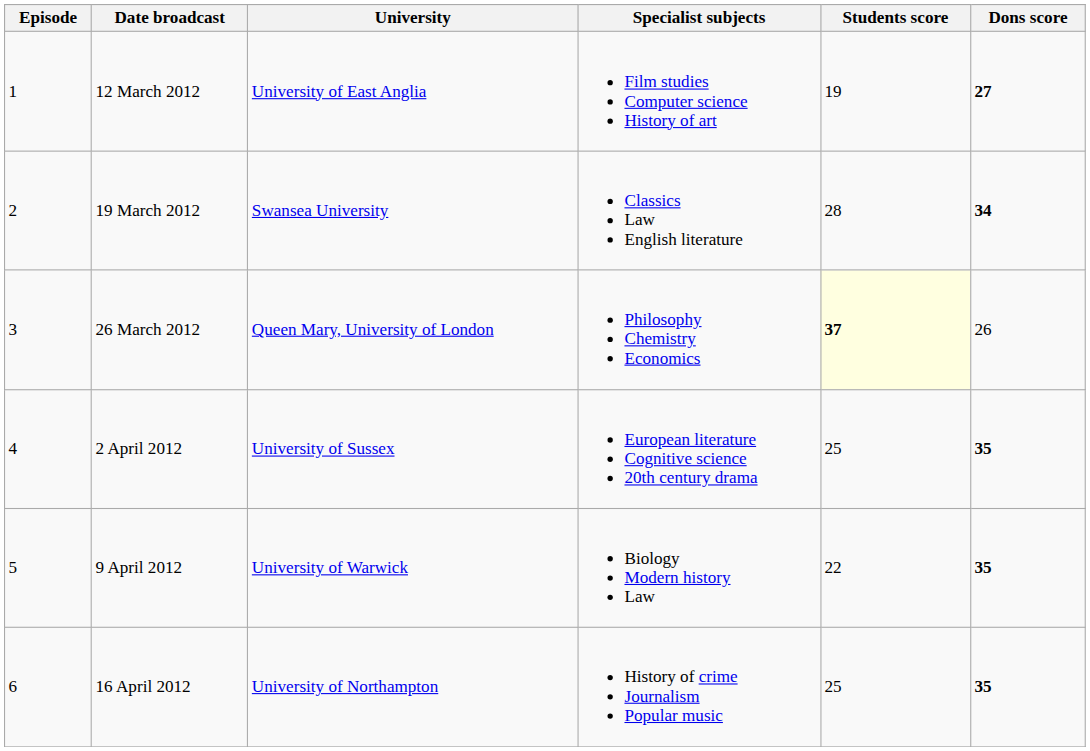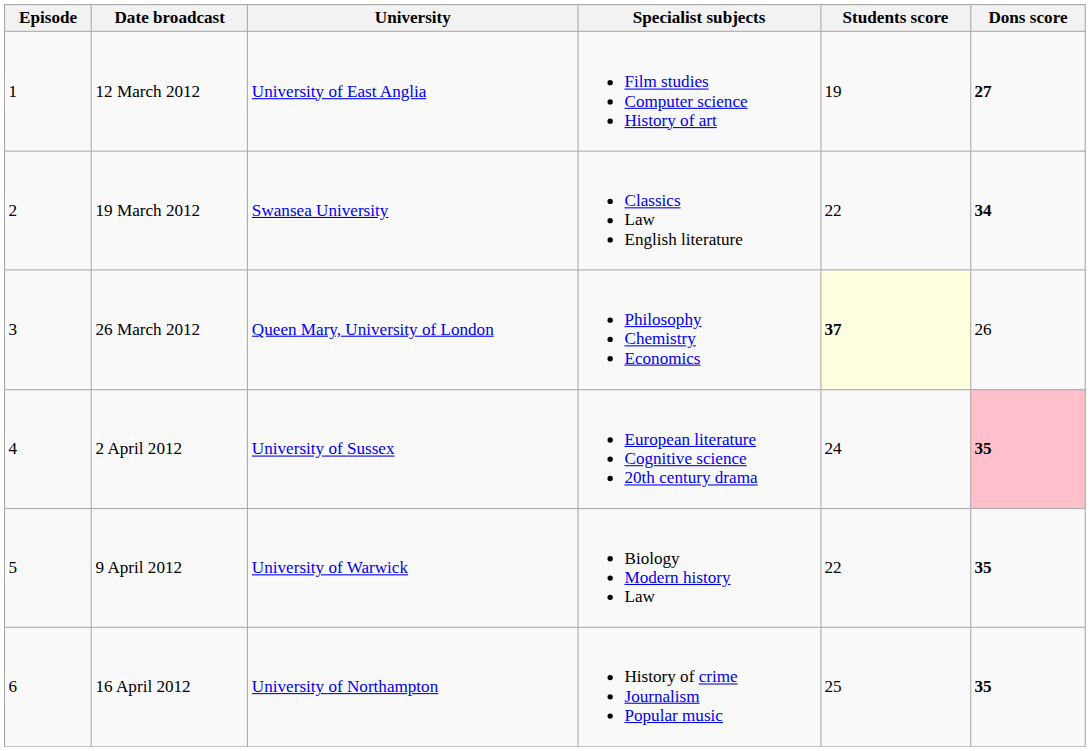(833, 210) 28 -> (833, 210) 22
(833, 448) 25 -> (833, 448) 24
(983, 448) no background -> (983, 448) pink background
